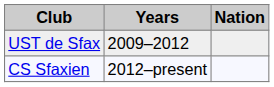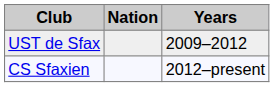columns swapped: (240, 17) <-> (157, 17)
